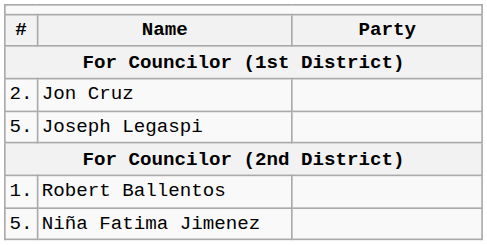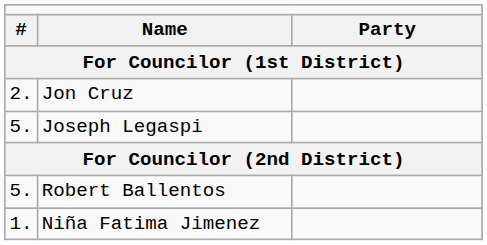(21, 191) 1. -> (21, 191) 5.
(21, 223) 5. -> (21, 223) 1.
